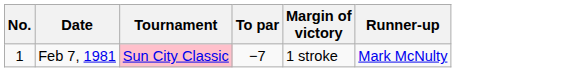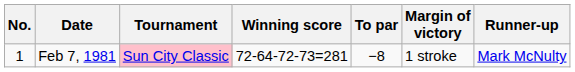+ column: (292, 24)
(257, 56) −7 -> (376, 56) −8
